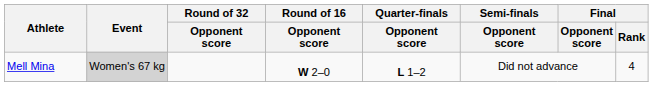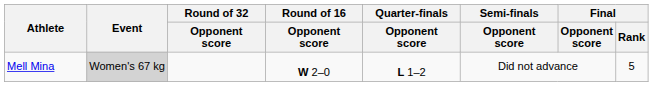(632, 67) 4 -> (632, 67) 5
